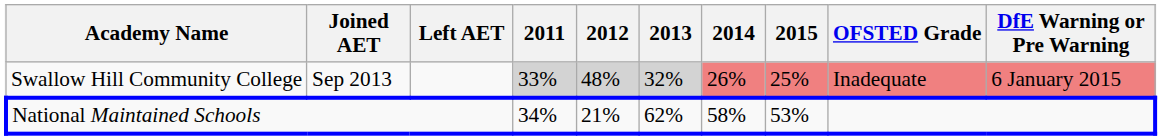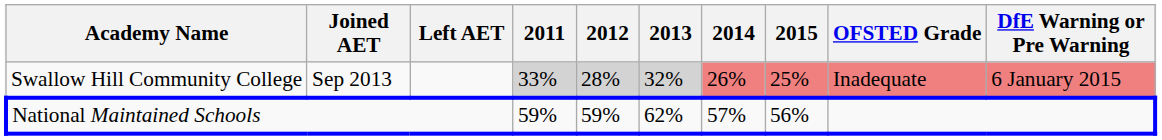(600, 79) 48% -> (600, 79) 28%
(537, 115) 34% -> (537, 115) 59%
(600, 115) 21% -> (600, 115) 59%
(726, 115) 58% -> (726, 115) 57%
(789, 115) 53% -> (789, 115) 56%
